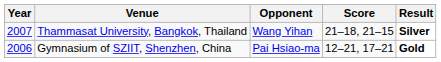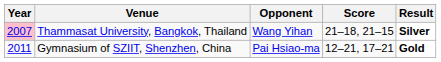(20, 31) no background -> (20, 31) pink background
(20, 49) 2006 -> (20, 49) 2011
